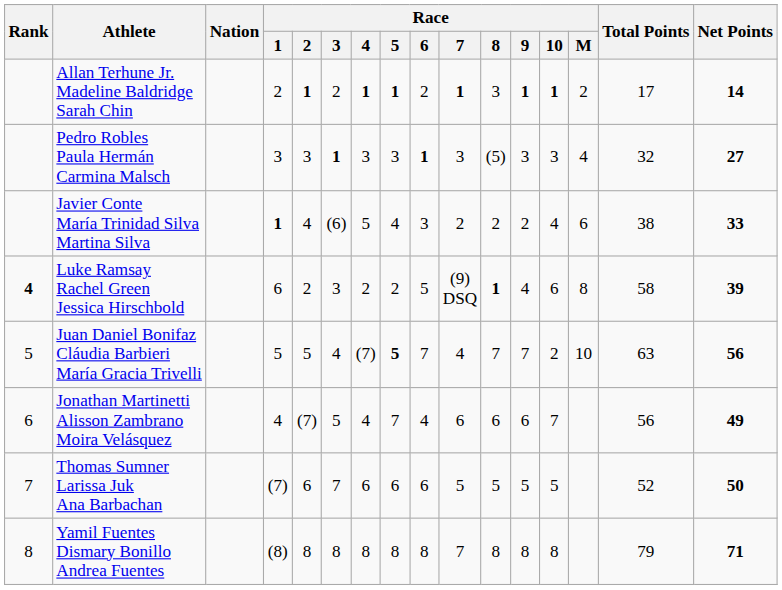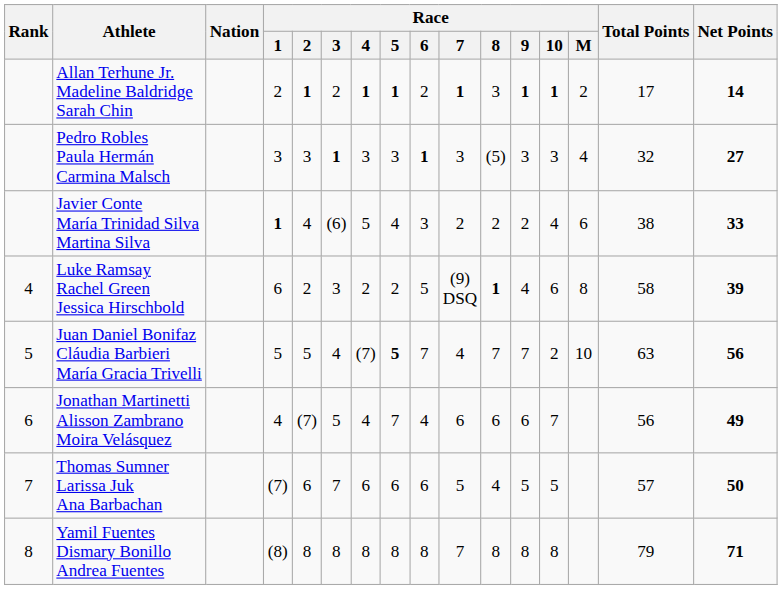(28, 288) bold -> (28, 288) normal
(496, 485) 5 -> (496, 485) 4
(646, 485) 52 -> (646, 485) 57
